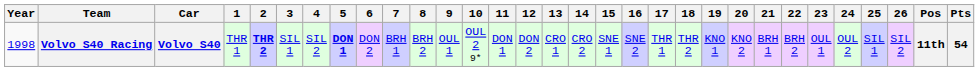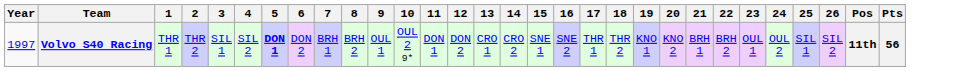- column: (189, 14)
(21, 45) 1998 -> (21, 45) 1997
(263, 45) bold -> (195, 45) normal
(961, 45) 54 -> (893, 45) 56
